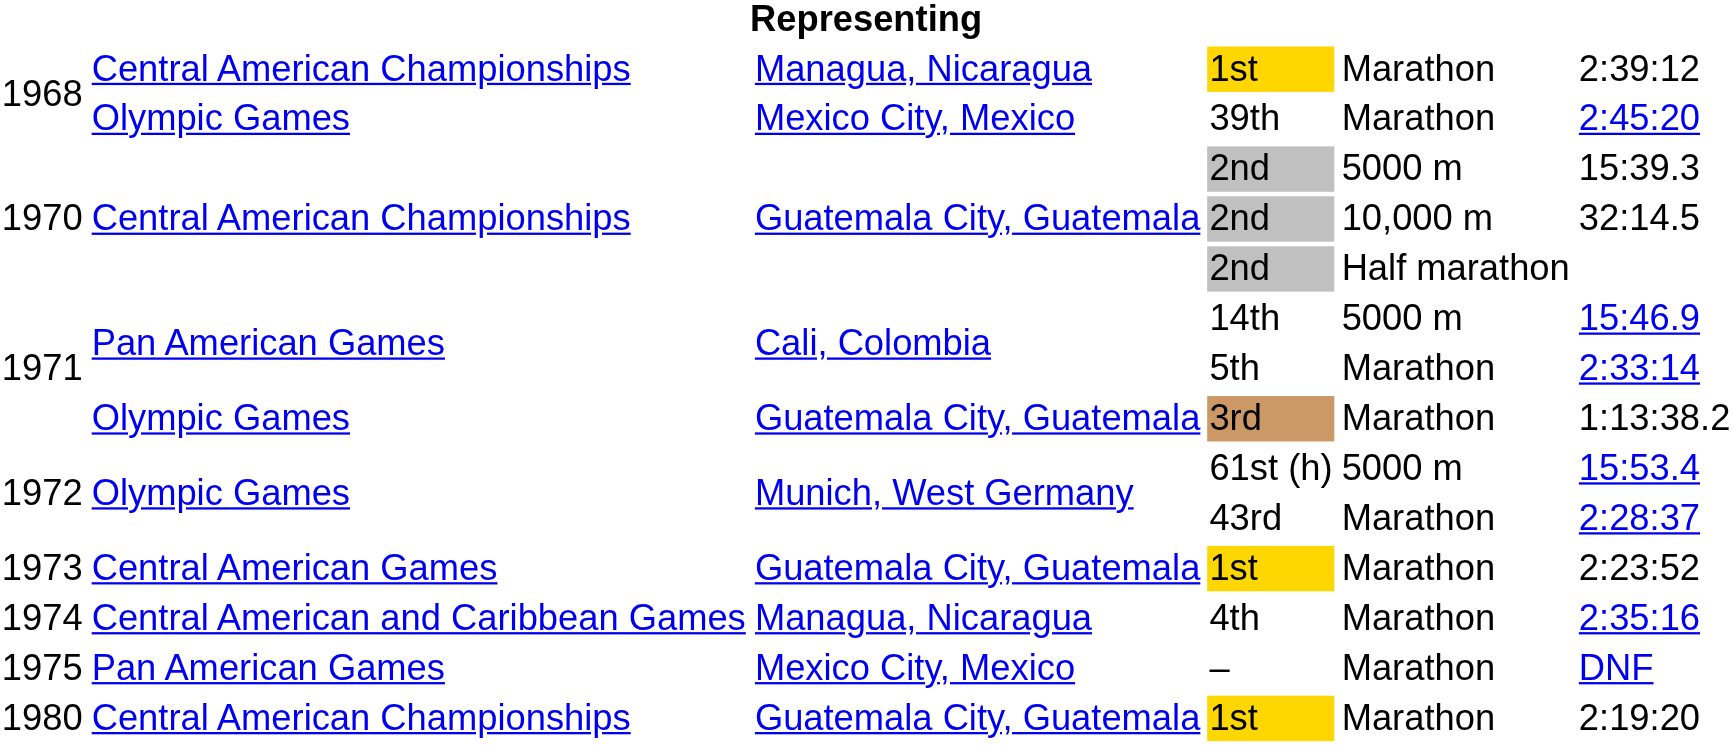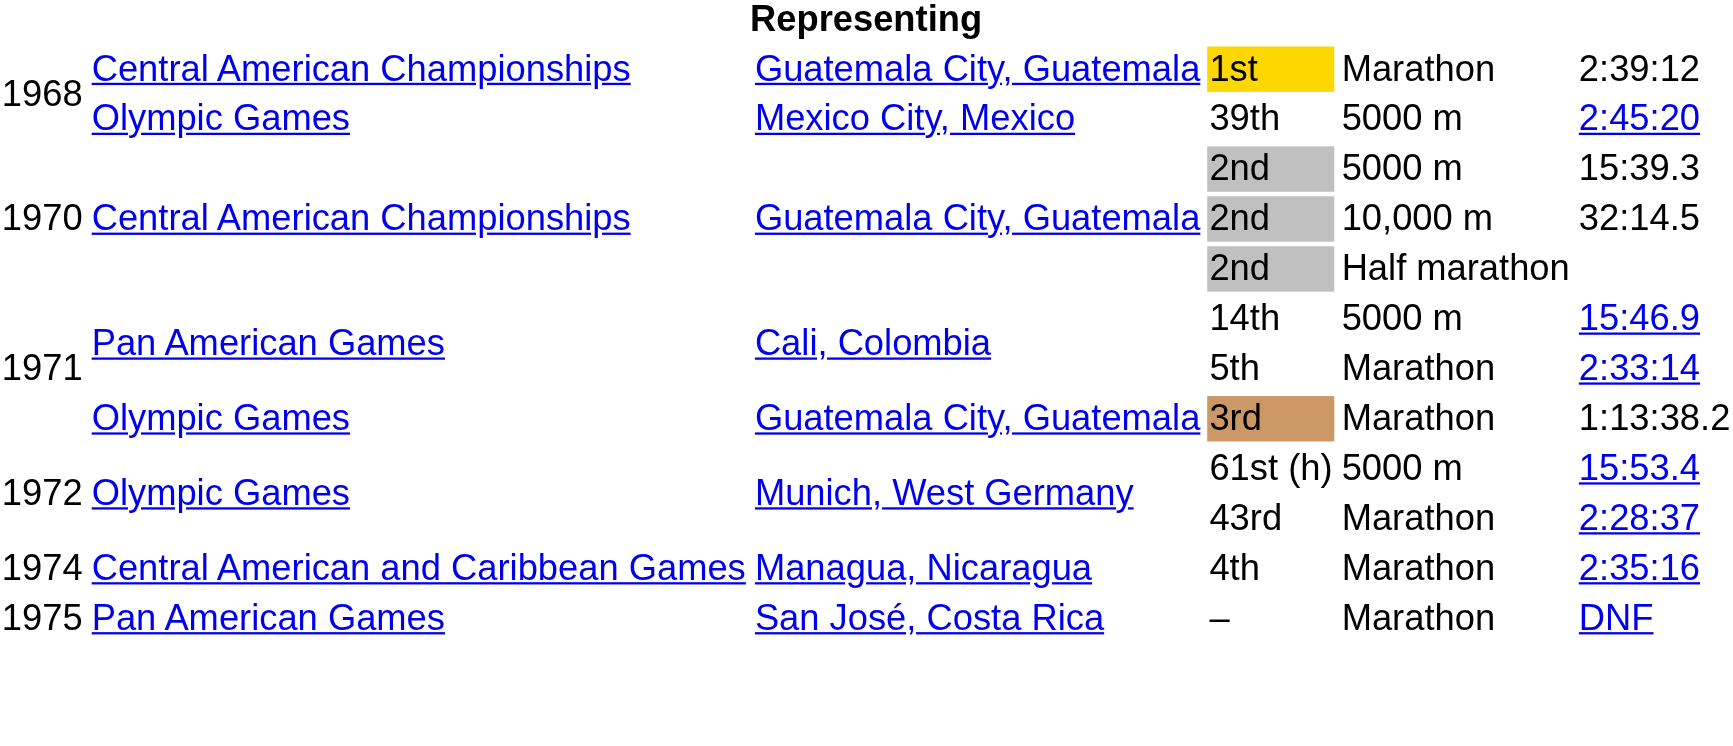(923, 68) Managua, Nicaragua -> (978, 68) Guatemala City, Guatemala
(1418, 118) Marathon -> (1402, 118) 5000 m
- row: (42, 567)
(915, 667) Mexico City, Mexico -> (930, 617) San José, Costa Rica
- row: (42, 717)
